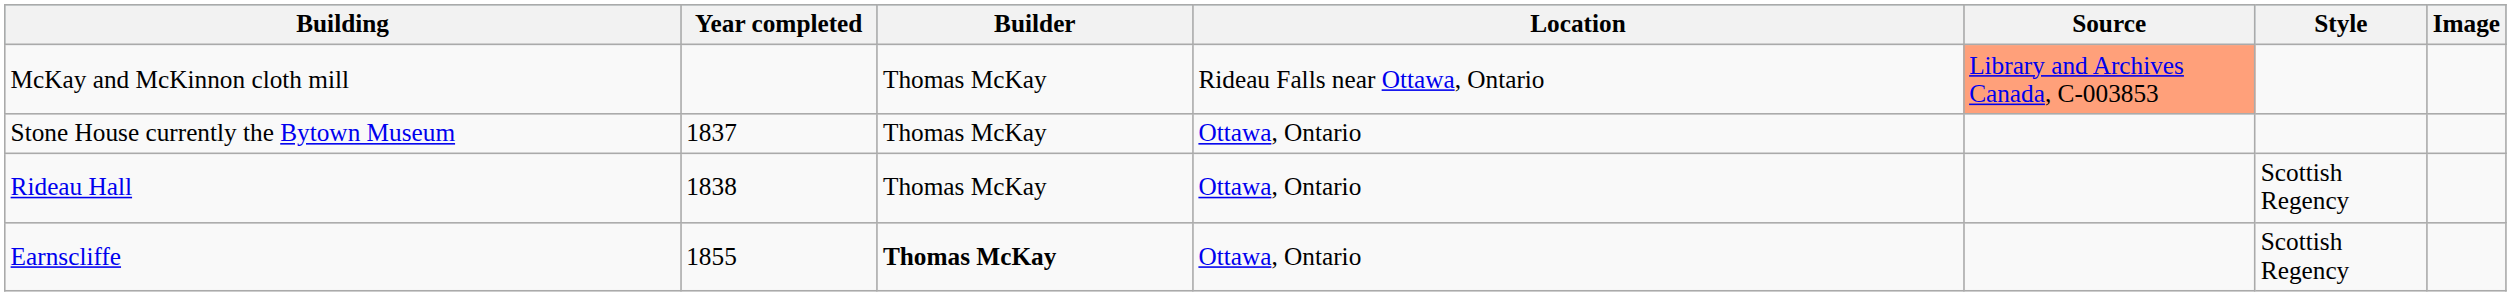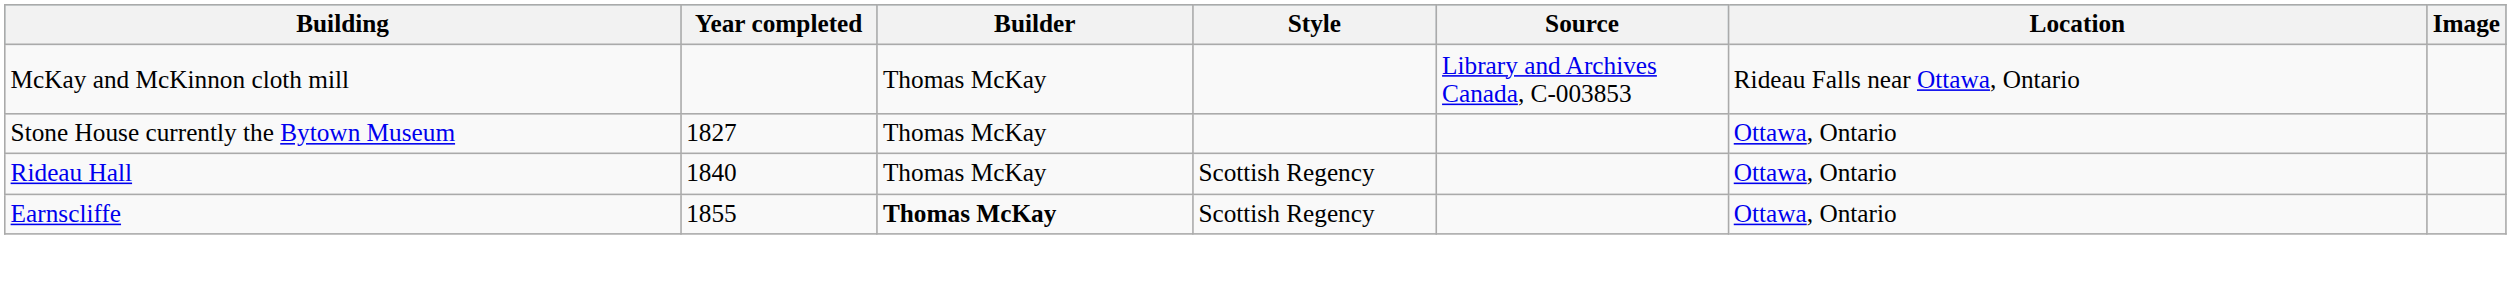columns swapped: (2341, 24) <-> (1578, 24)
(2077, 78) lightsalmon background -> (1549, 78) no background
(711, 133) 1837 -> (711, 133) 1827
(711, 187) 1838 -> (711, 173) 1840
